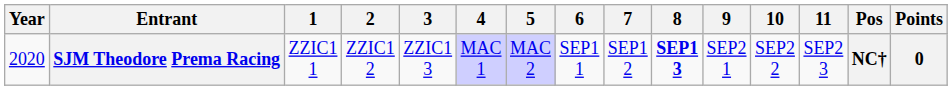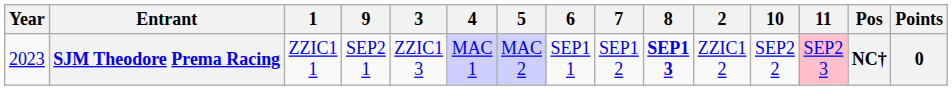columns swapped: (370, 18) <-> (727, 18)
(27, 59) 2020 -> (27, 59) 2023
(823, 59) no background -> (823, 59) pink background
